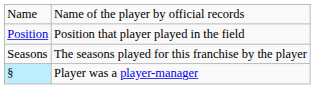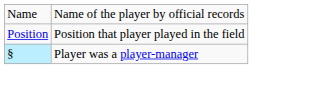- row: (27, 53)
